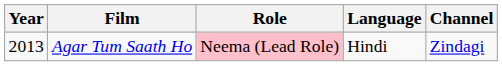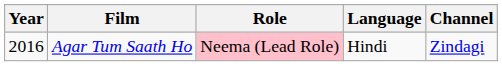(26, 46) 2013 -> (26, 46) 2016
